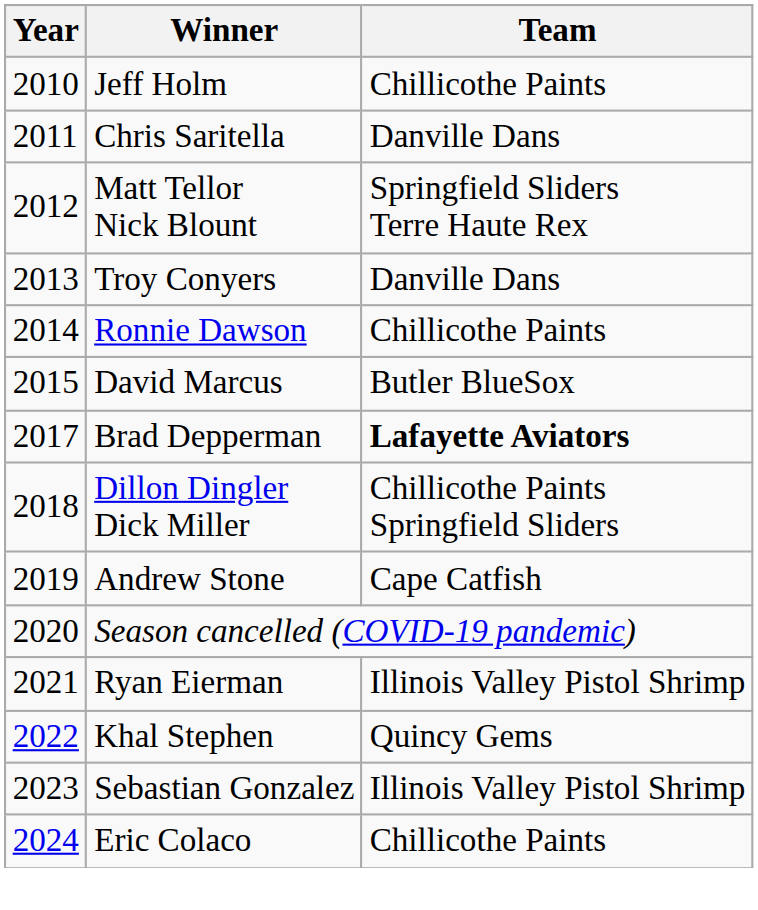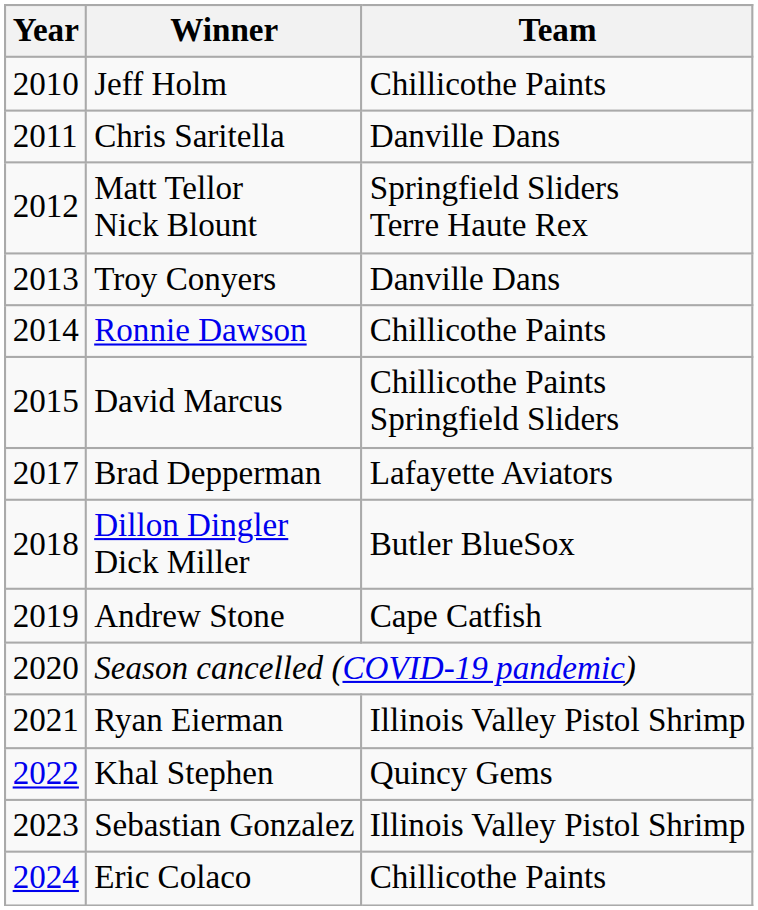(472, 383) Butler BlueSox -> (494, 401) Chillicothe Paints Springfield Sliders
(500, 435) bold -> (491, 472) normal
(494, 506) Chillicothe Paints Springfield Sliders -> (472, 544) Butler BlueSox
